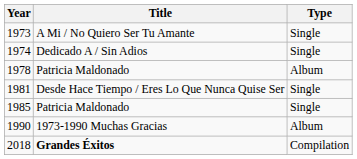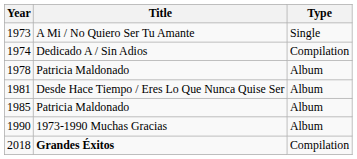(305, 51) Single -> (320, 51) Compilation
(305, 88) Single -> (306, 88) Album
(305, 107) Single -> (306, 107) Album
